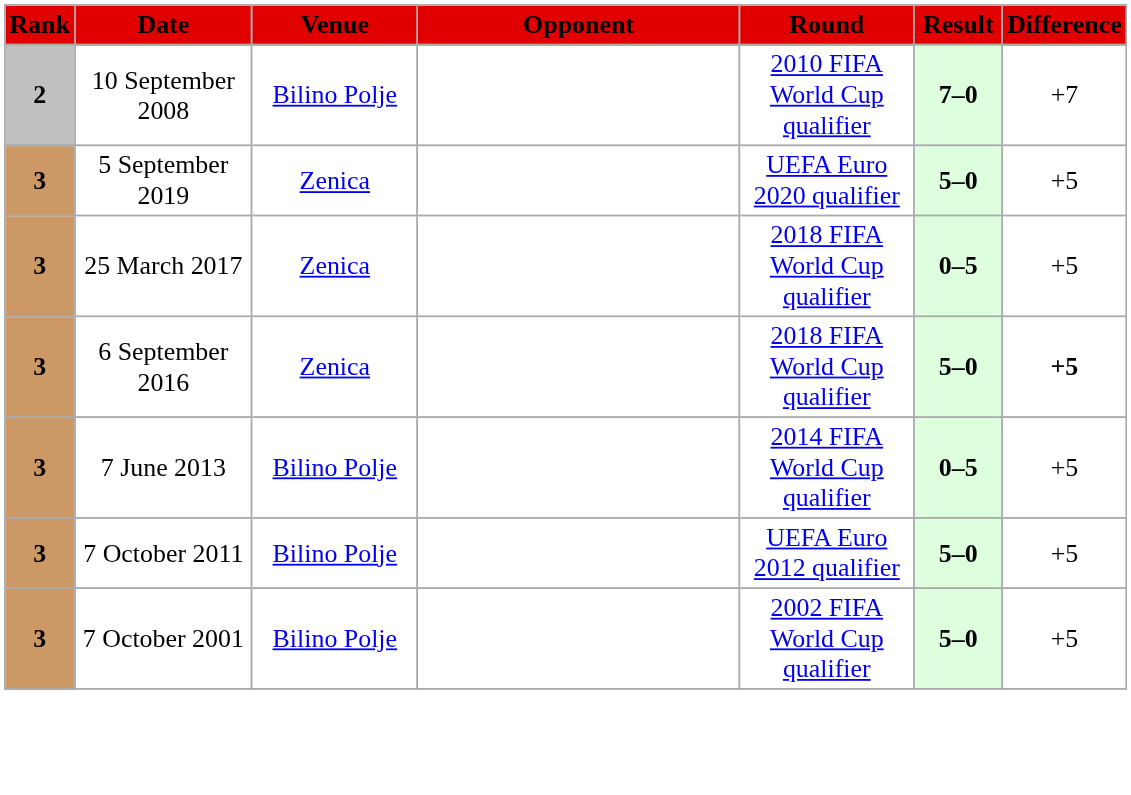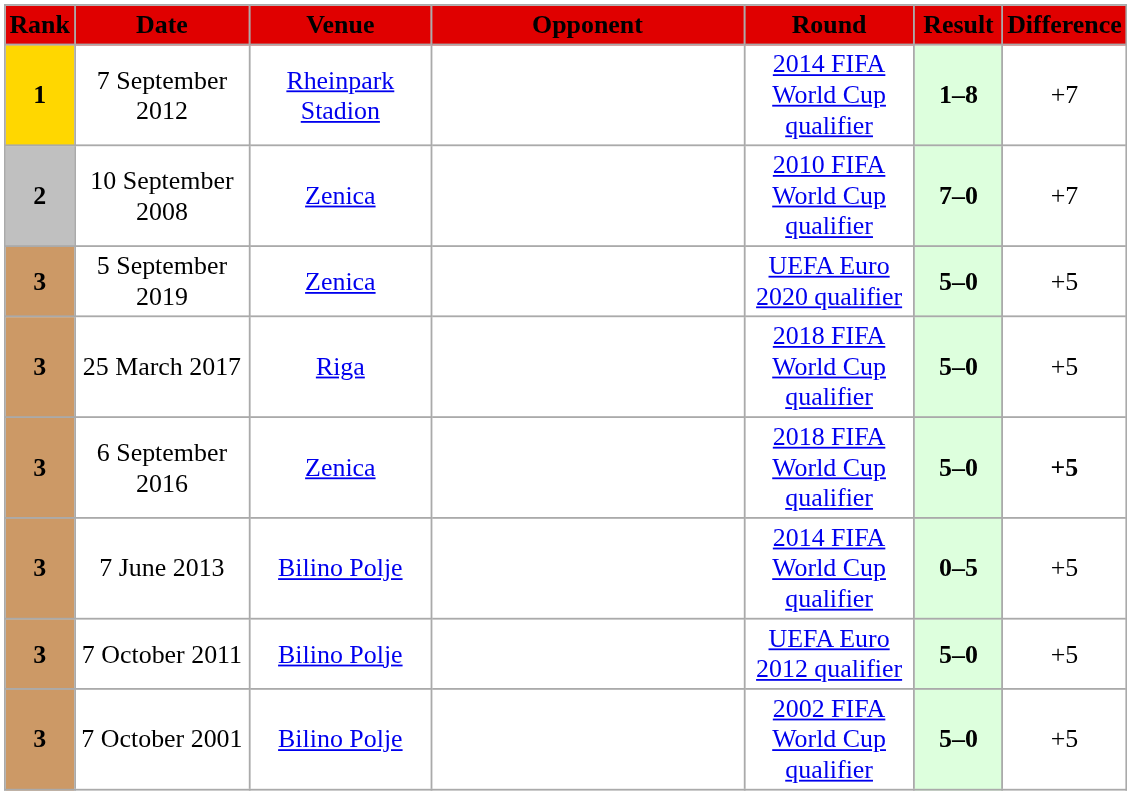+ row: (162, 94)
(335, 94) Bilino Polje -> (340, 195) Zenica
(335, 265) Zenica -> (340, 366) Riga
(958, 265) 0–5 -> (959, 366) 5–0
